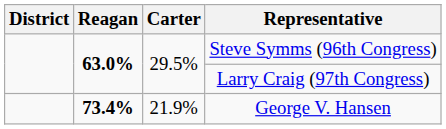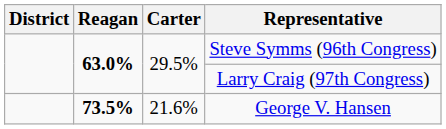(108, 108) 73.4% -> (108, 108) 73.5%
(174, 108) 21.9% -> (174, 108) 21.6%
